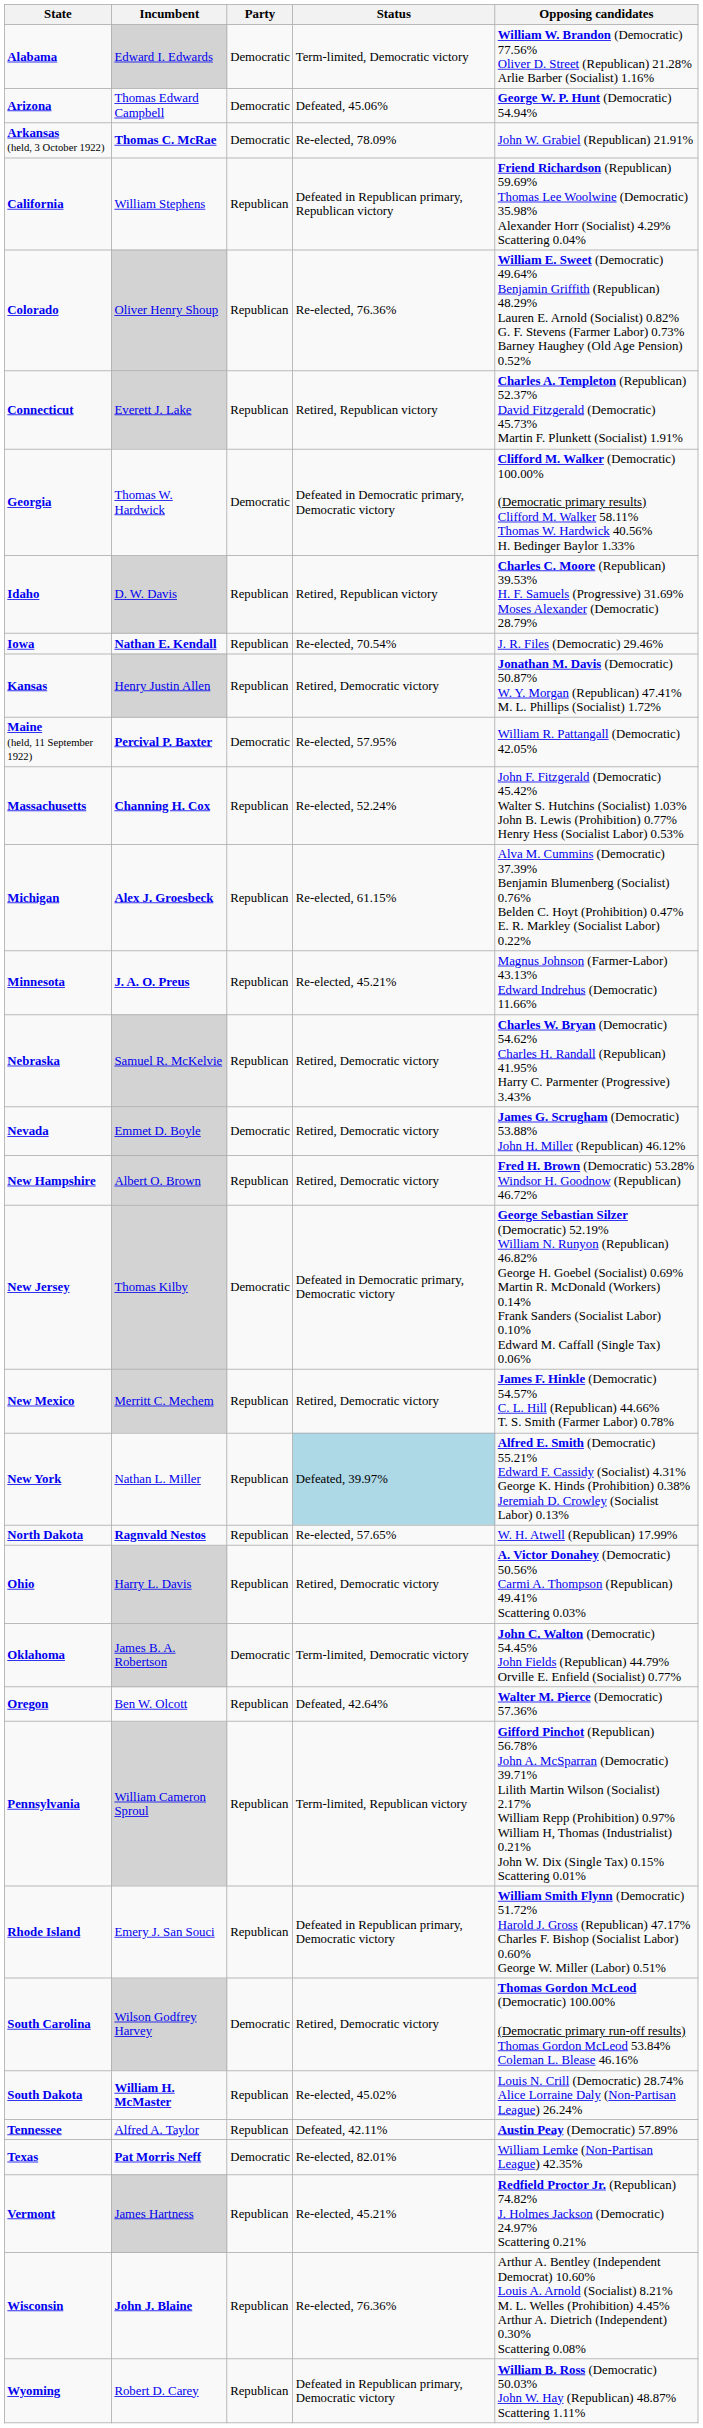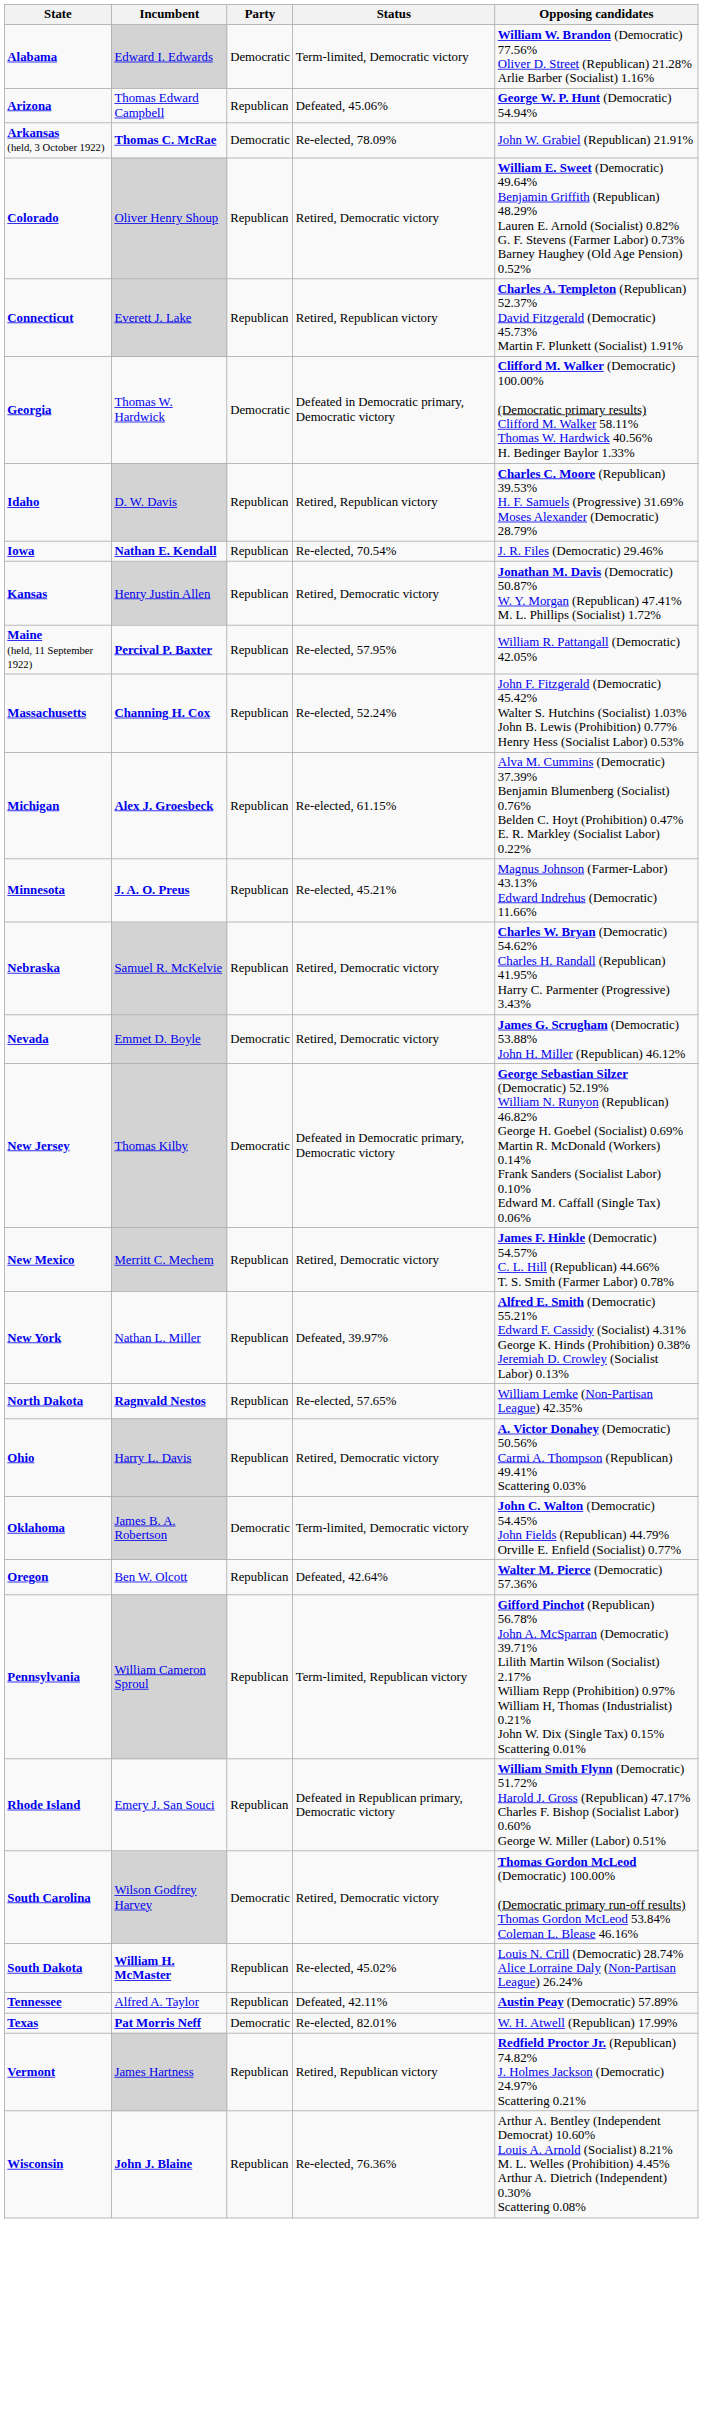(260, 105) Democratic -> (259, 105) Republican
- row: (35, 203)
(346, 310) Re-elected, 76.36% -> (367, 218) Retired, Democratic victory
(260, 741) Democratic -> (259, 649) Republican
- row: (52, 1180)
(342, 1479) lightblue background -> (342, 1337) no background
(588, 1535) W. H. Atwell (Republican) 17.99% -> (575, 1401) William Lemke (Non-Partisan League) 42.35%
(575, 2157) William Lemke (Non-Partisan League) 42.35% -> (588, 2023) W. H. Atwell (Republican) 17.99%
(346, 2213) Re-elected, 45.21% -> (367, 2072) Retired, Republican victory
- row: (34, 2390)
